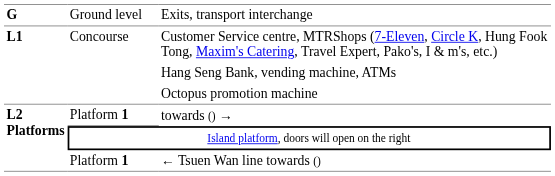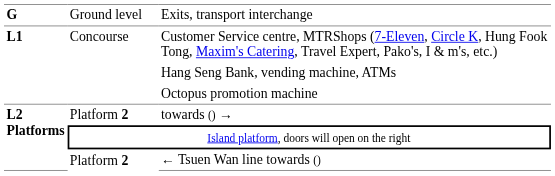(99, 115) Platform 1 -> (99, 115) Platform 2
(99, 160) Platform 1 -> (99, 160) Platform 2
